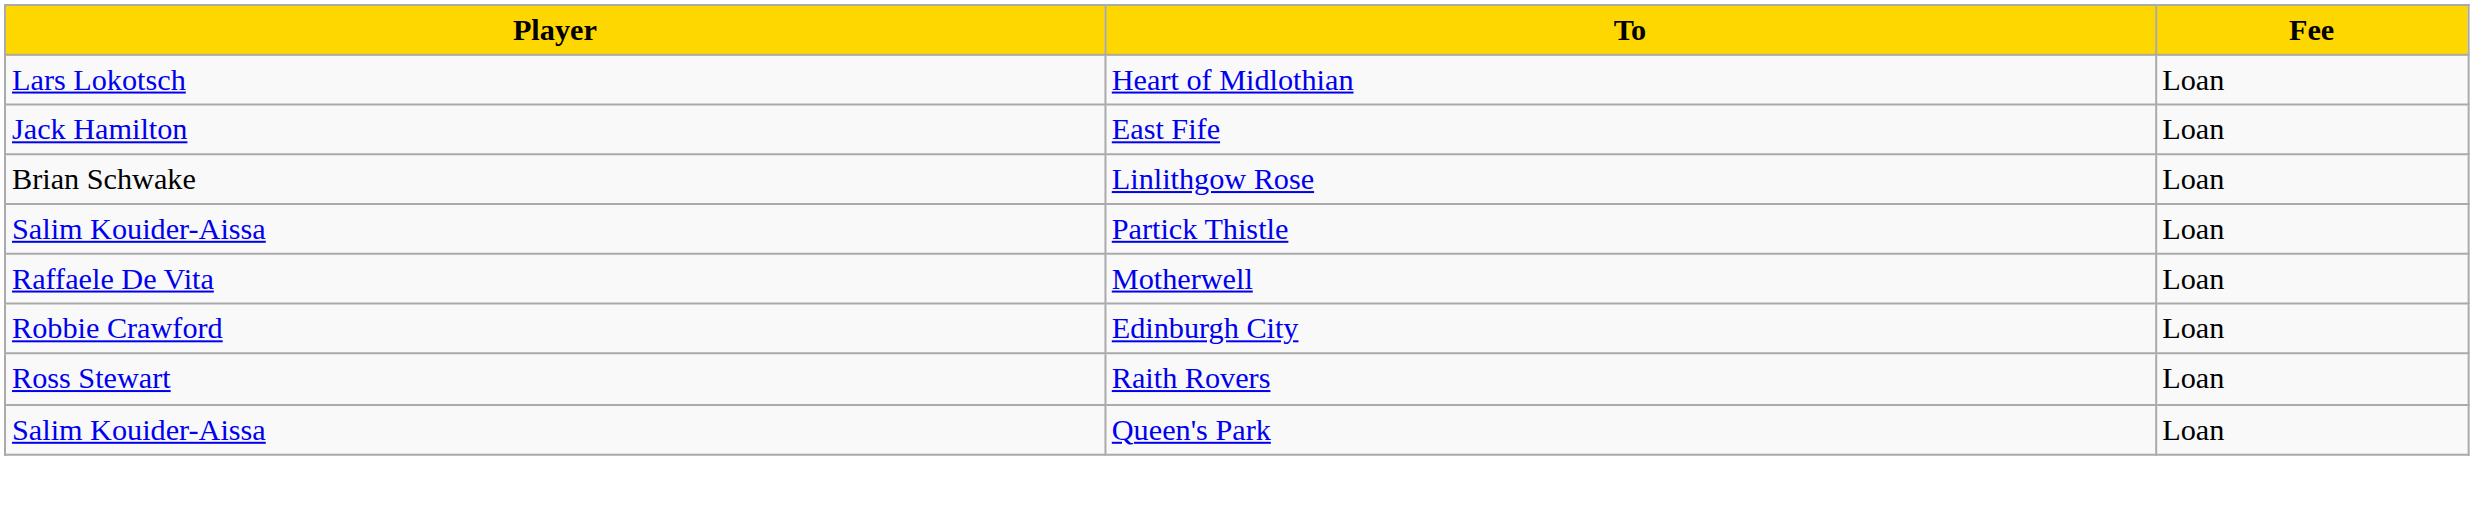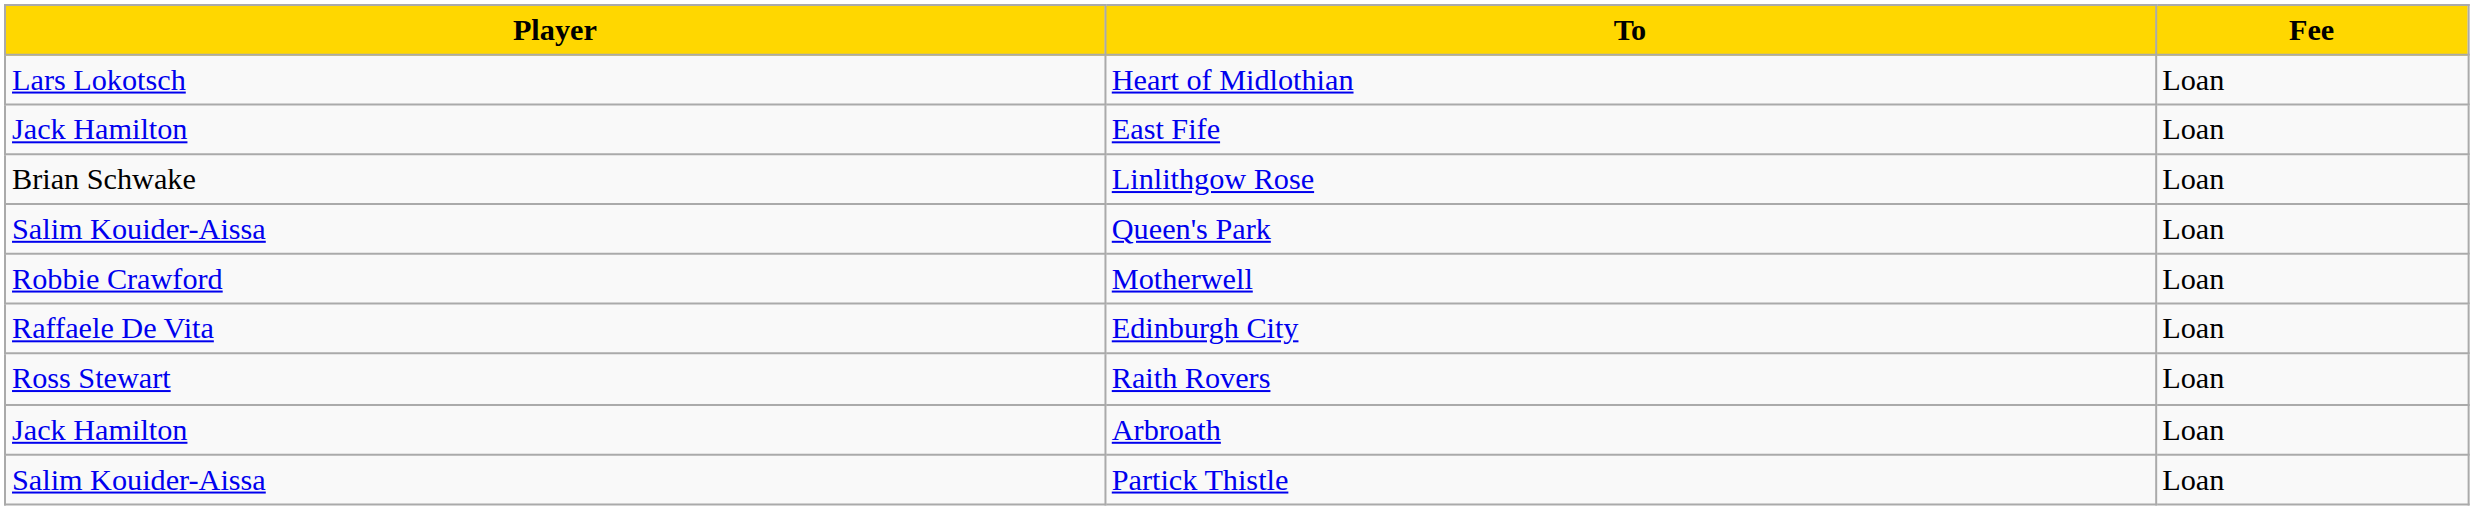rows swapped: (1200, 229) <-> (1191, 428)
(113, 278) Raffaele De Vita -> (117, 278) Robbie Crawford
(117, 328) Robbie Crawford -> (113, 328) Raffaele De Vita
+ row: (1166, 428)
